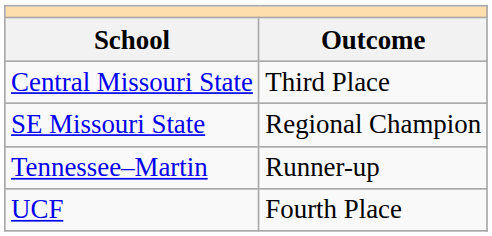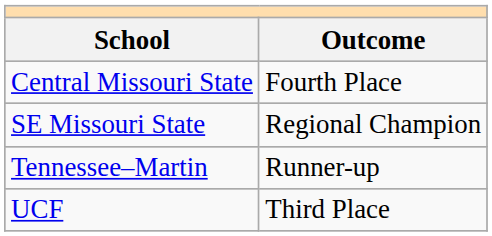(328, 81) Third Place -> (334, 81) Fourth Place
(334, 209) Fourth Place -> (328, 209) Third Place
